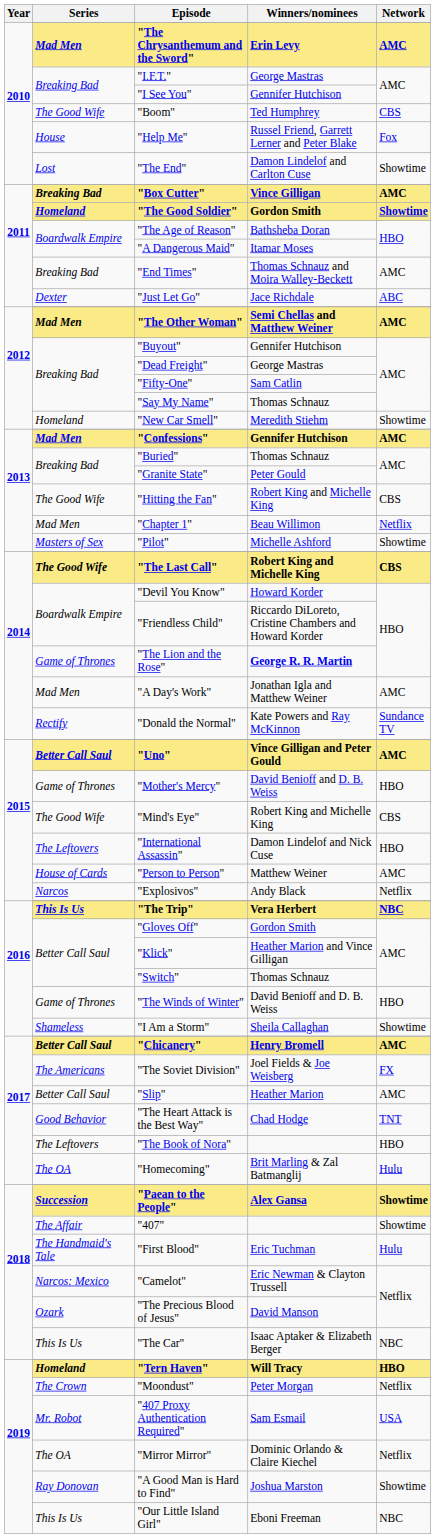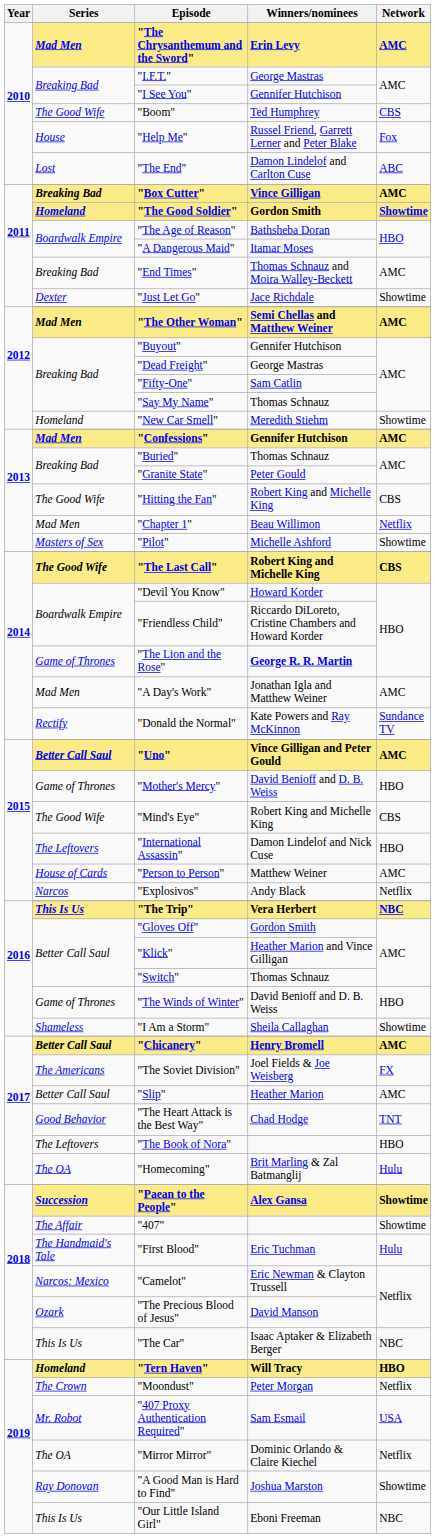(402, 168) Showtime -> (391, 168) ABC
(391, 297) ABC -> (402, 297) Showtime
